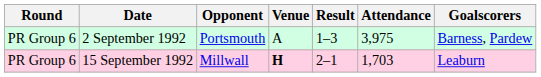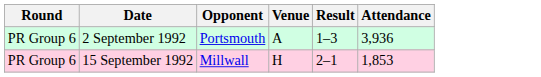- column: (485, 15)
(377, 38) 3,975 -> (377, 38) 3,936
(277, 60) bold -> (277, 60) normal
(377, 60) 1,703 -> (377, 60) 1,853
